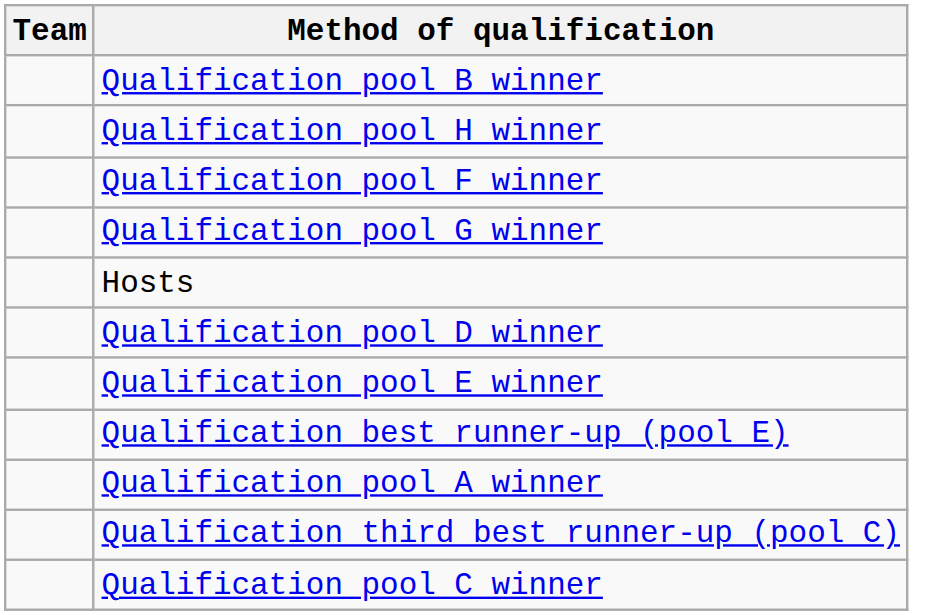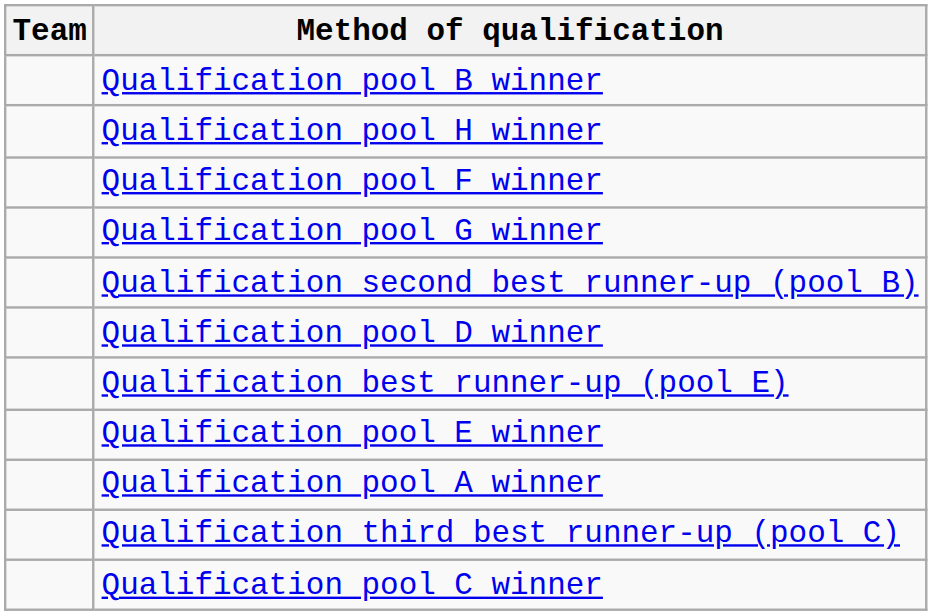+ row: (510, 283)
- row: (148, 283)
rows swapped: (445, 434) <-> (352, 383)
